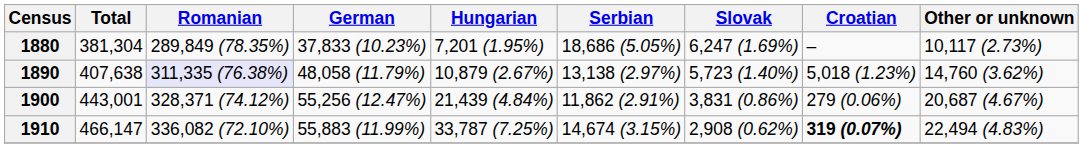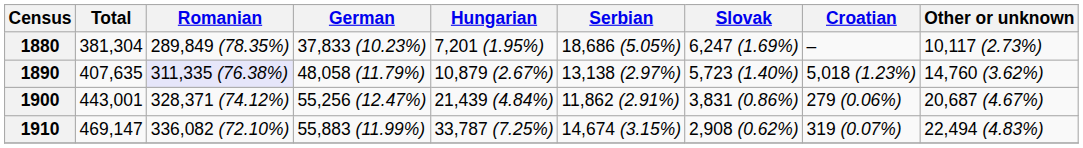(111, 73) 407,638 -> (111, 73) 407,635
(111, 128) 466,147 -> (111, 128) 469,147
(854, 128) bold -> (854, 128) normal
